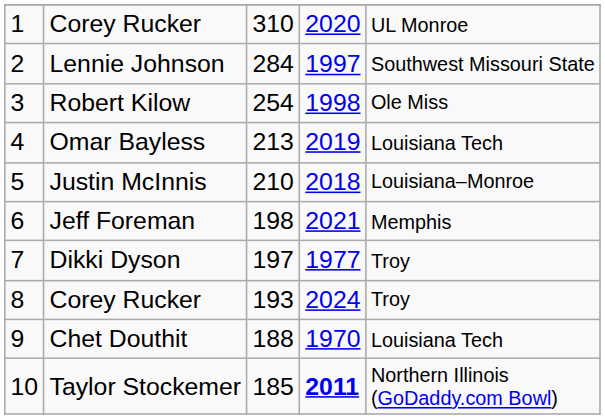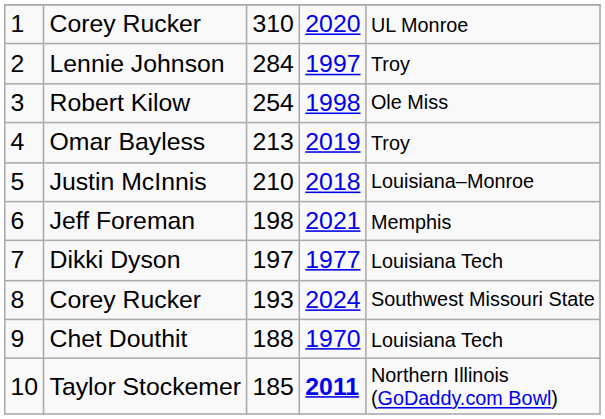(483, 64) Southwest Missouri State -> (390, 64) Troy
(437, 142) Louisiana Tech -> (390, 142) Troy
(390, 260) Troy -> (437, 260) Louisiana Tech
(390, 300) Troy -> (483, 300) Southwest Missouri State
